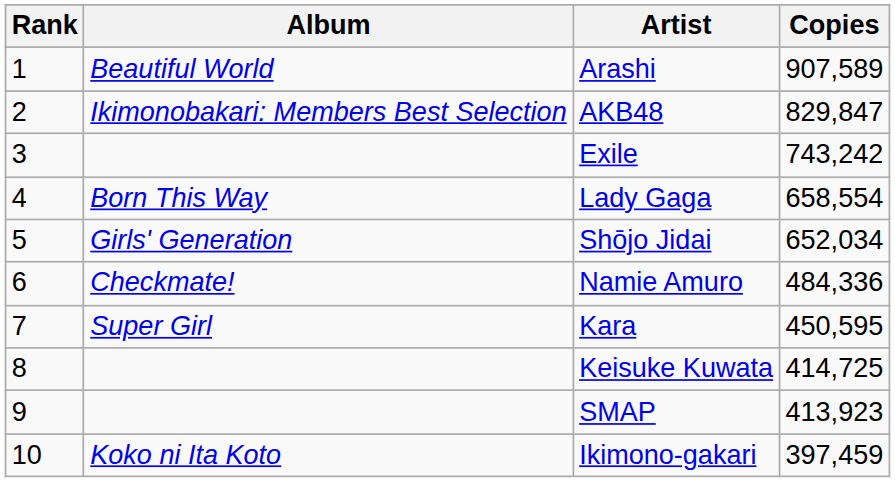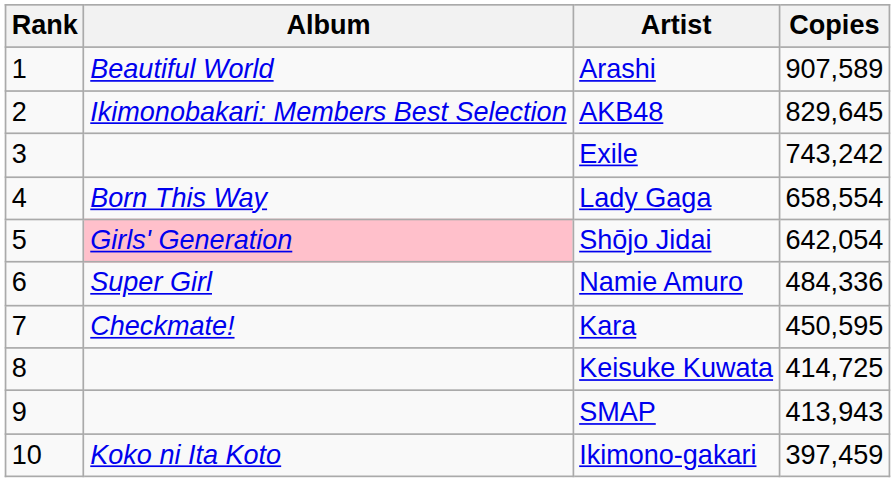(834, 111) 829,847 -> (834, 111) 829,645
(191, 240) no background -> (191, 240) pink background
(834, 240) 652,034 -> (834, 240) 642,054
(162, 283) Checkmate! -> (151, 283) Super Girl
(151, 326) Super Girl -> (162, 326) Checkmate!
(834, 411) 413,923 -> (834, 411) 413,943
